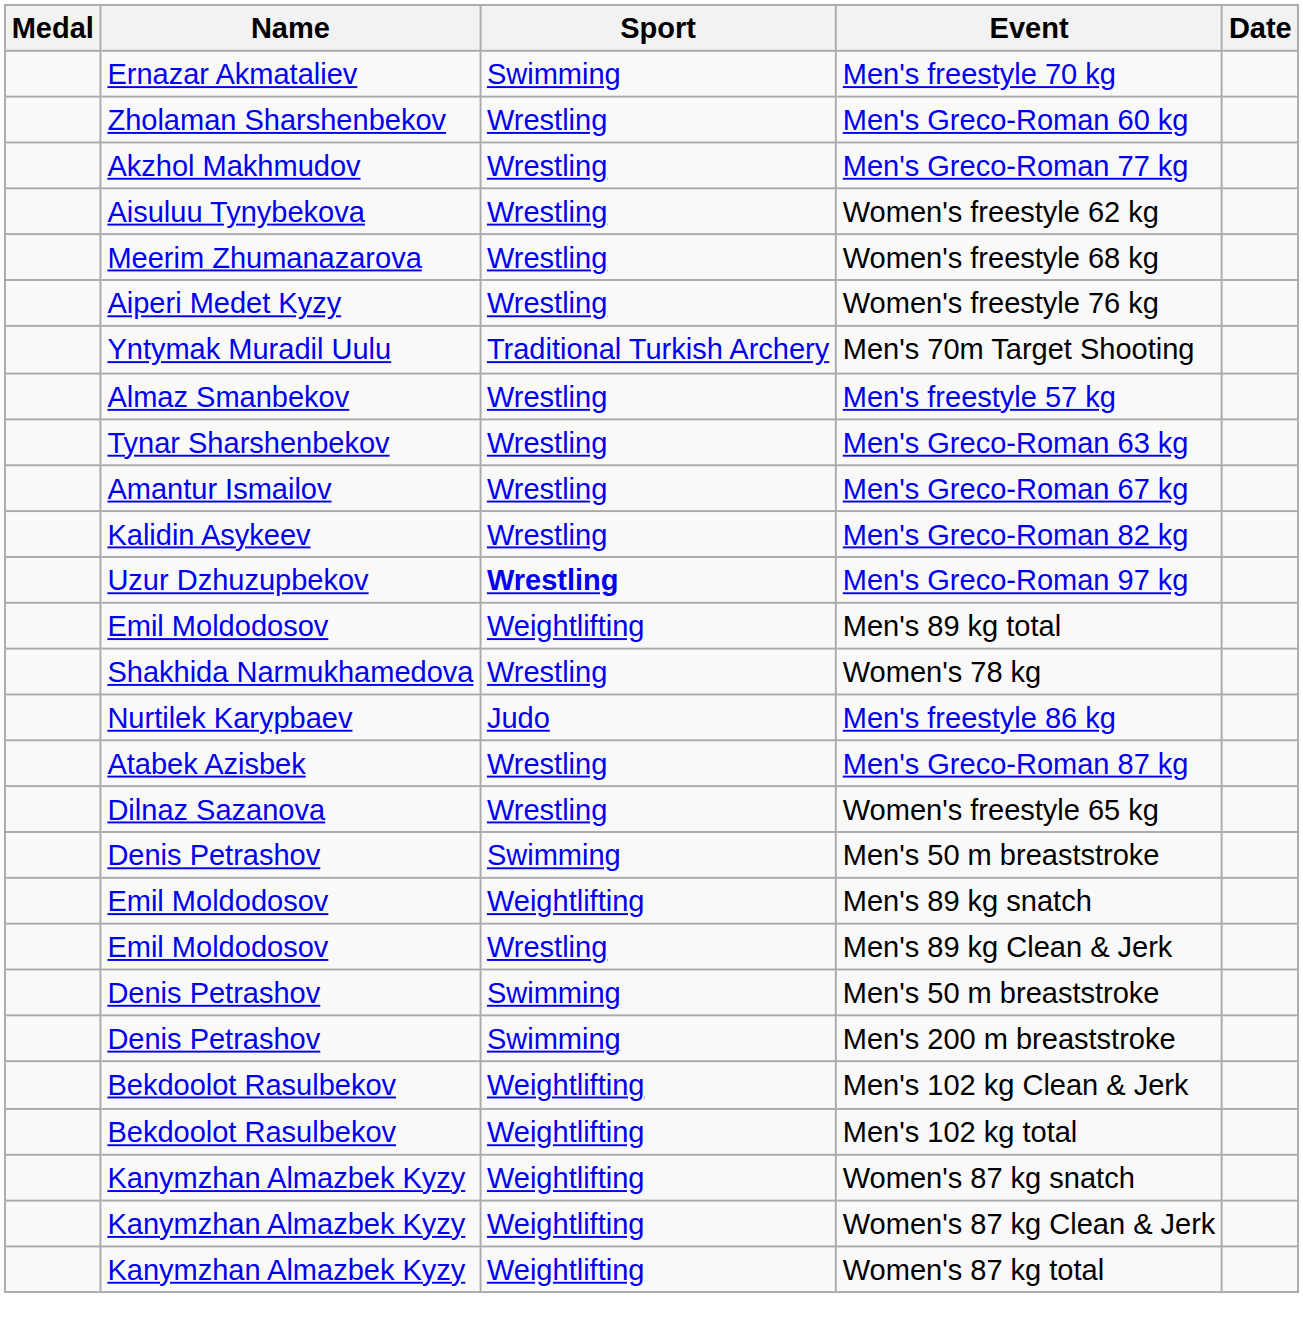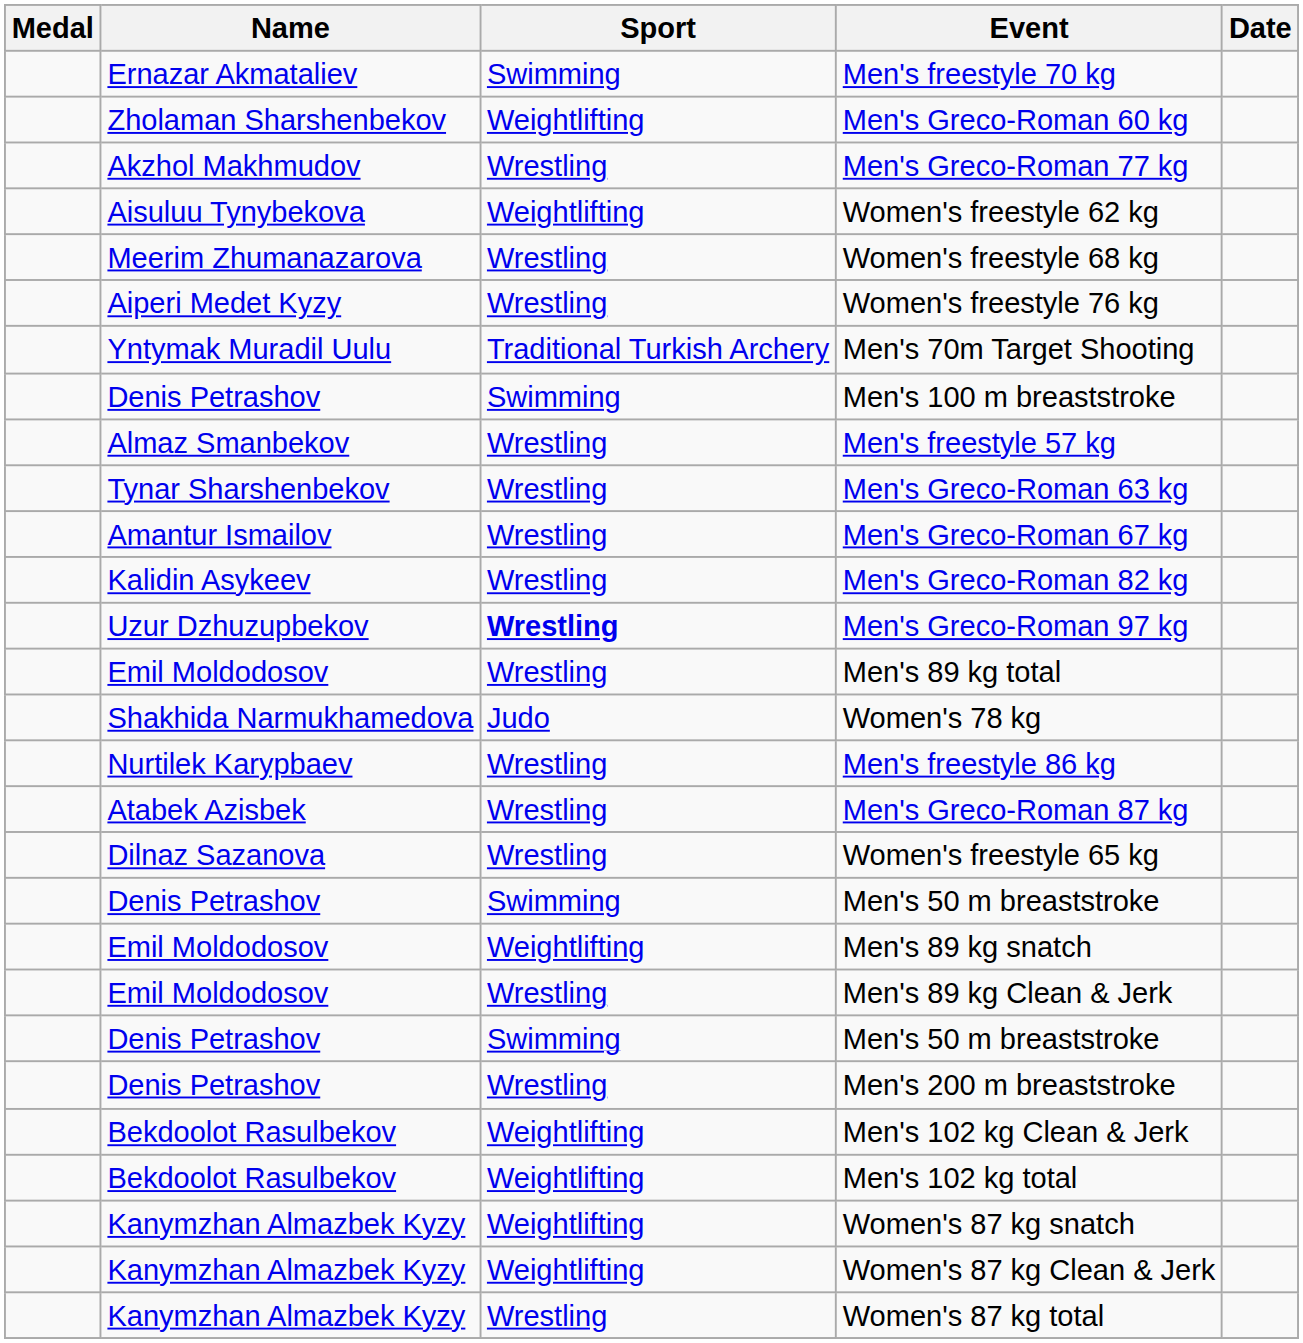(547, 120) Wrestling -> (566, 120) Weightlifting
(547, 212) Wrestling -> (566, 212) Weightlifting
+ row: (214, 396)
(566, 626) Weightlifting -> (547, 672) Wrestling
(547, 672) Wrestling -> (518, 718) Judo
(518, 718) Judo -> (547, 763) Wrestling
(554, 1039) Swimming -> (547, 1085) Wrestling
(566, 1269) Weightlifting -> (547, 1315) Wrestling
